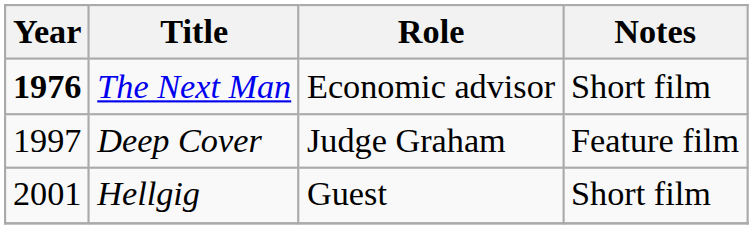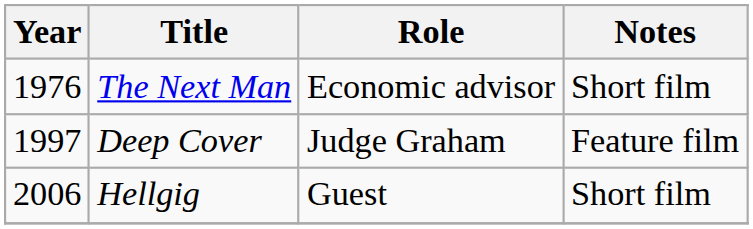(47, 85) bold -> (47, 85) normal
(47, 194) 2001 -> (47, 194) 2006
